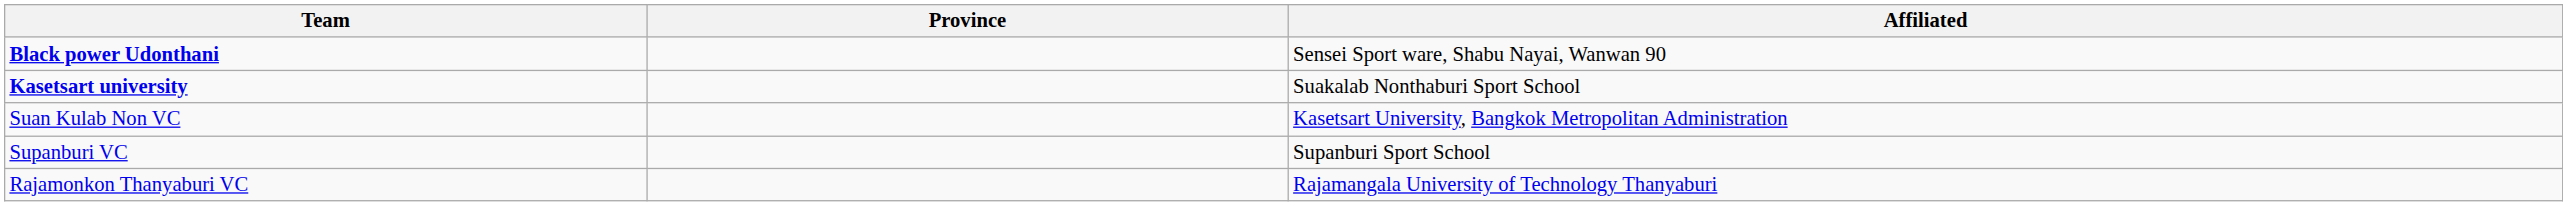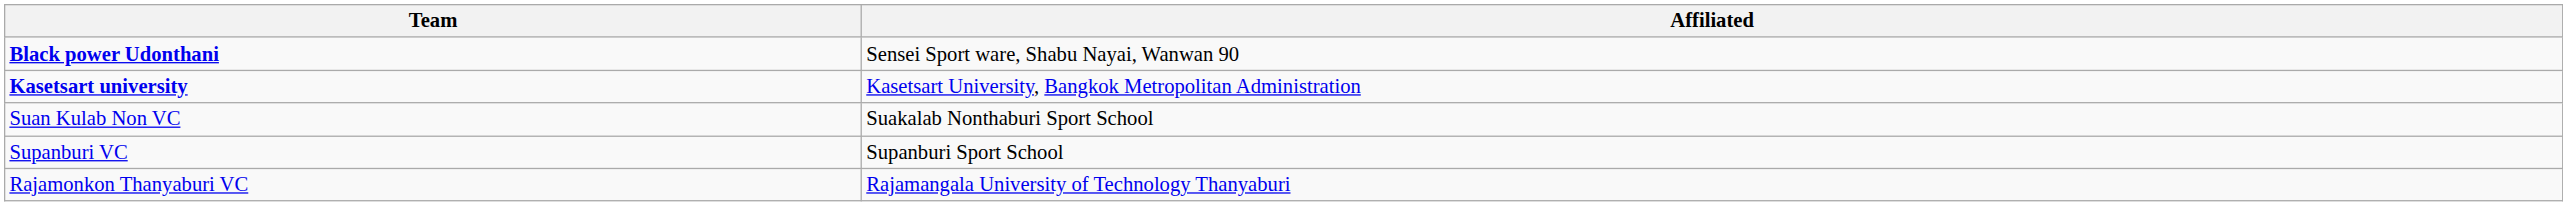- column: (967, 20)
(1437, 86) Suakalab Nonthaburi Sport School -> (1114, 86) Kasetsart University, Bangkok Metropolitan Administration
(1540, 119) Kasetsart University, Bangkok Metropolitan Administration -> (1010, 119) Suakalab Nonthaburi Sport School
